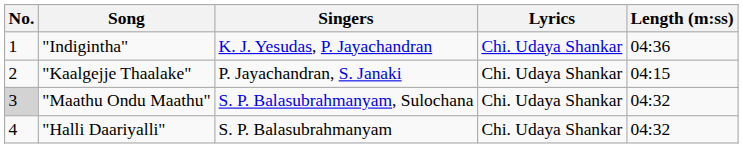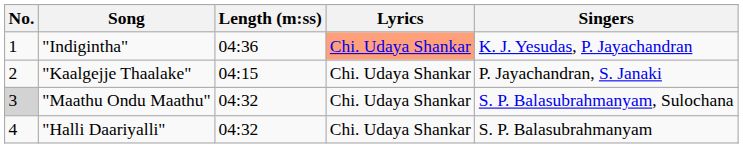columns swapped: (346, 18) <-> (682, 18)
(552, 45) no background -> (400, 45) lightsalmon background
